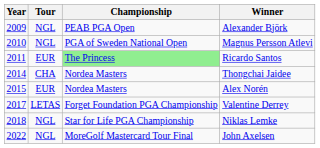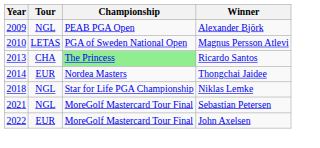(45, 43) NGL -> (45, 43) LETAS
(16, 58) 2011 -> (16, 58) 2013
(45, 58) EUR -> (45, 58) CHA
(45, 74) CHA -> (45, 74) EUR
- row: (245, 89)
- row: (255, 105)
+ row: (235, 105)
(45, 136) NGL -> (45, 120) EUR
